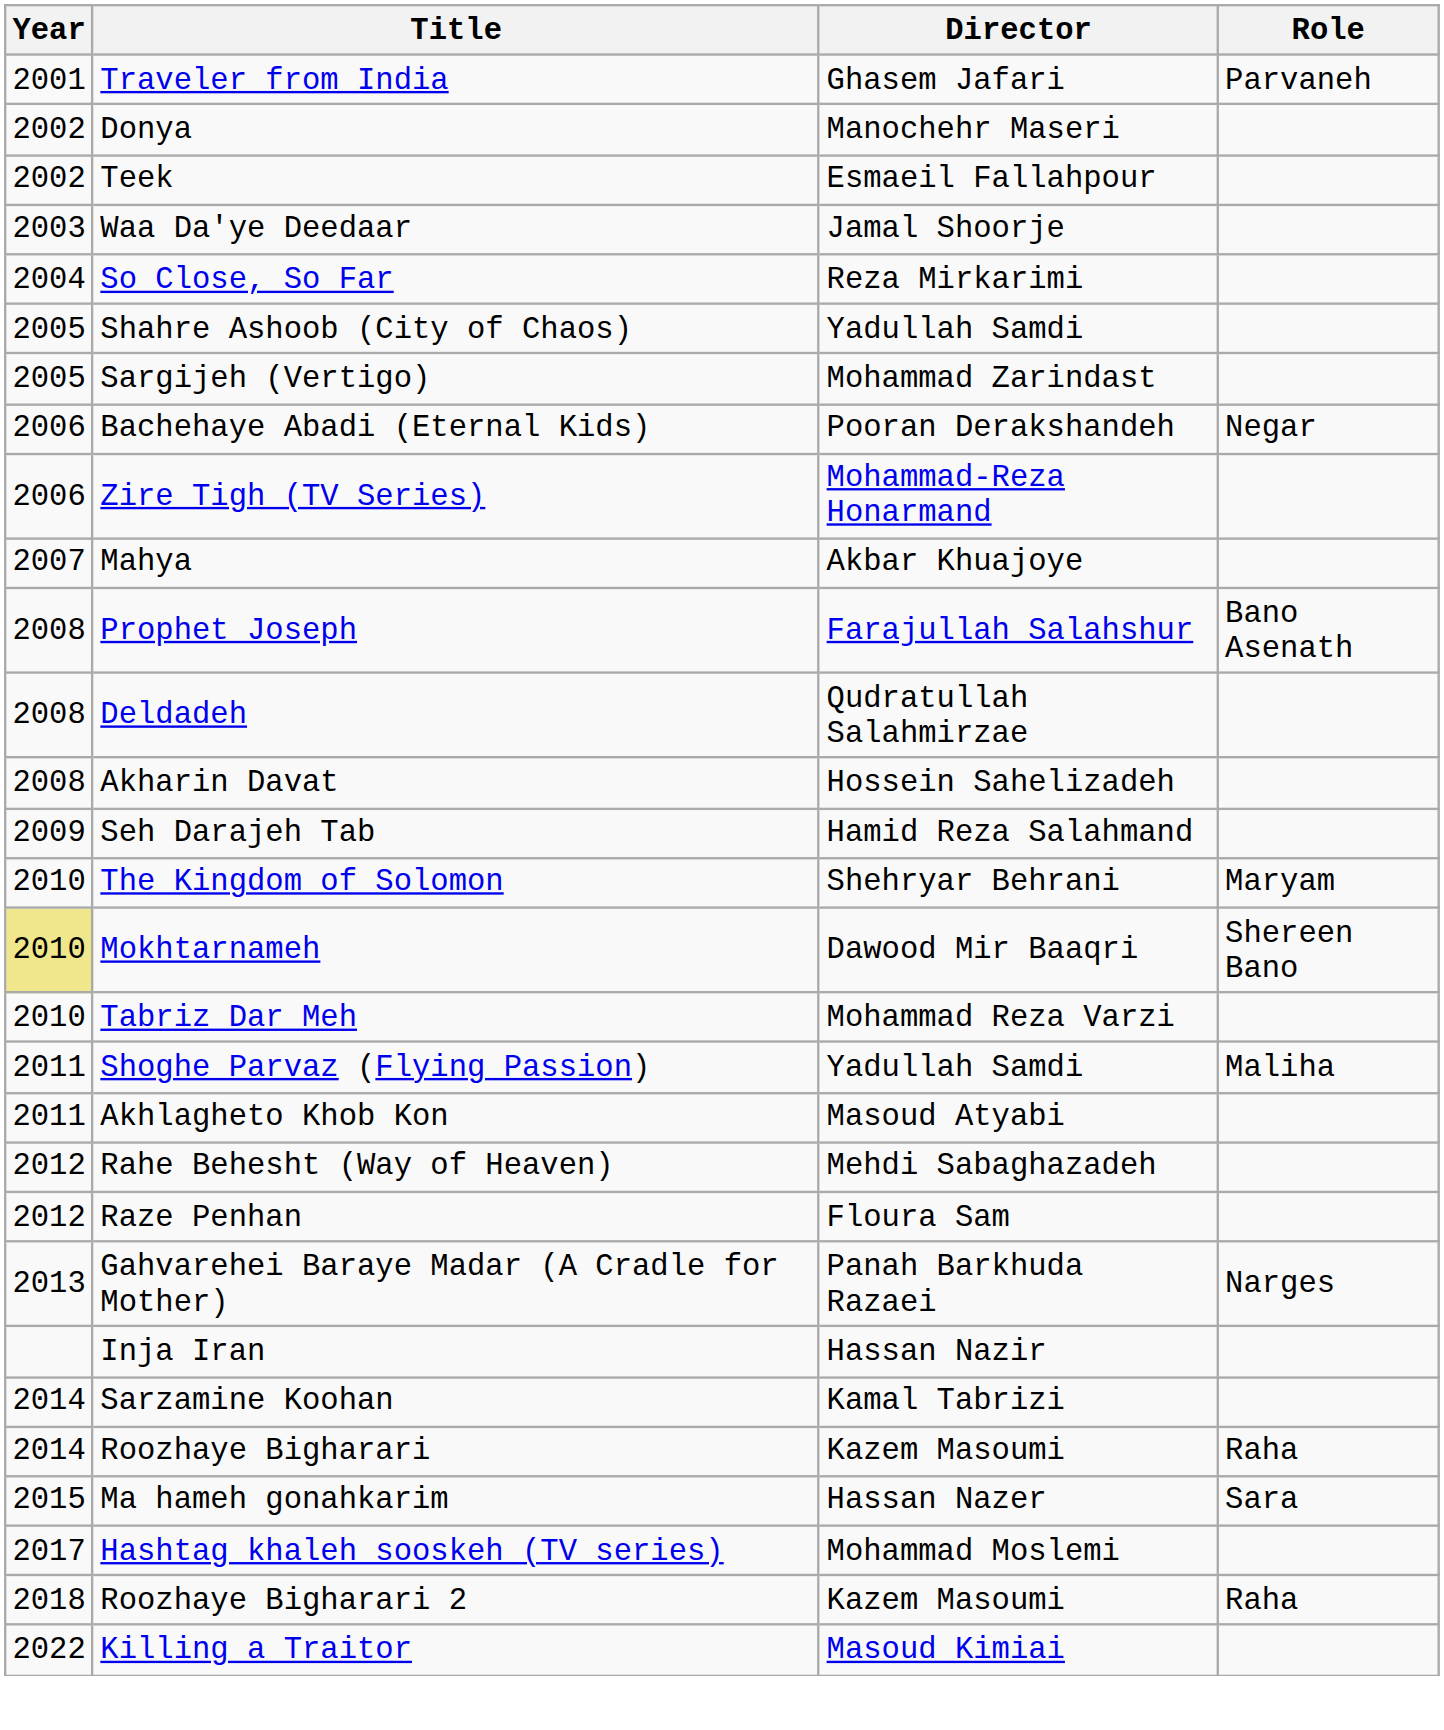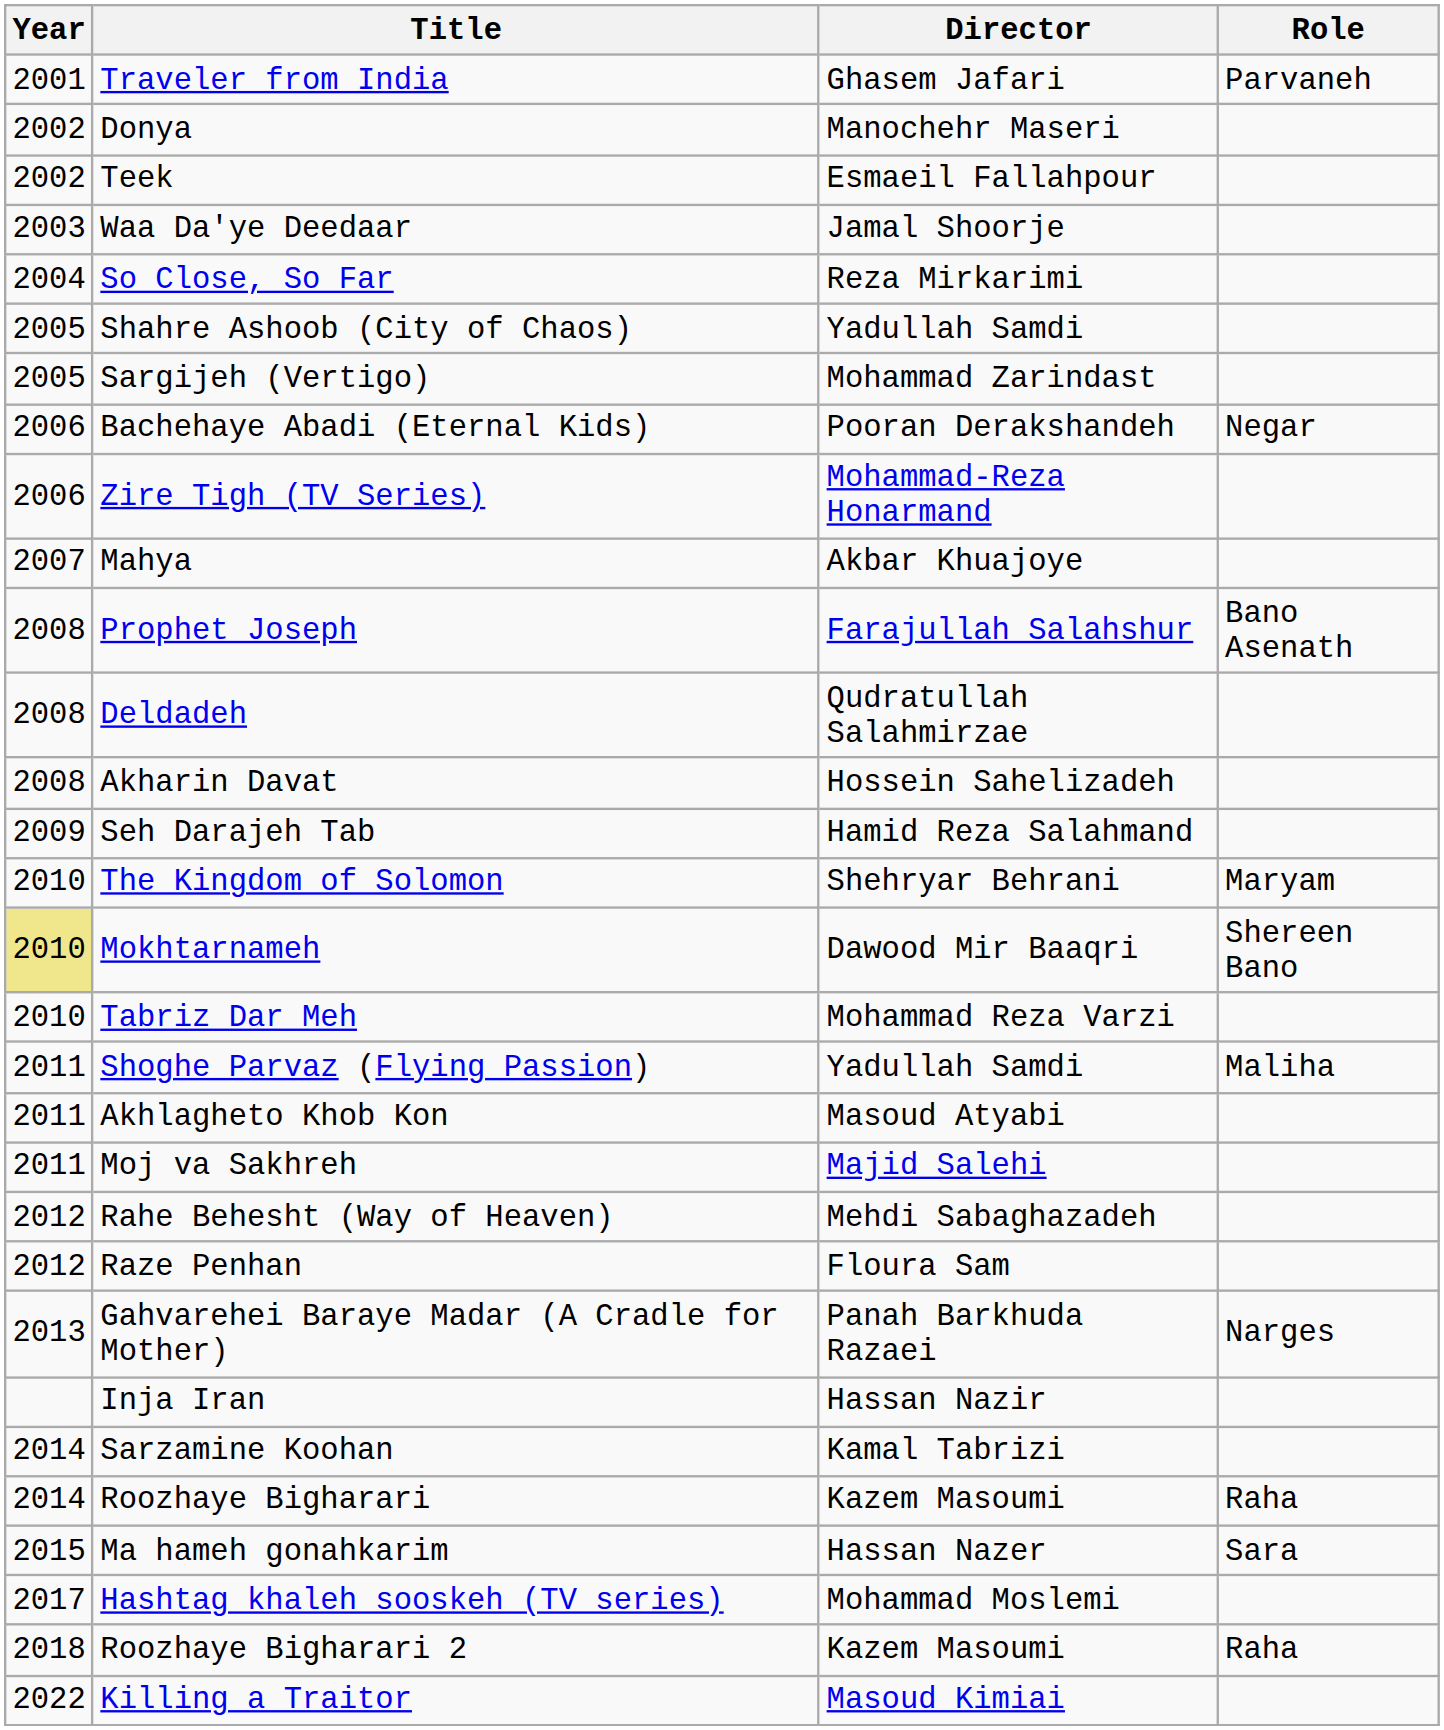+ row: (229, 1167)
